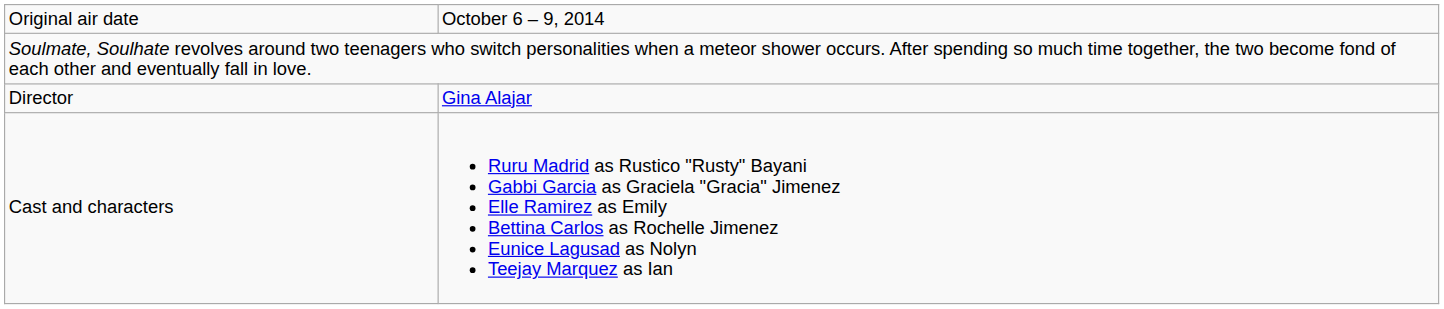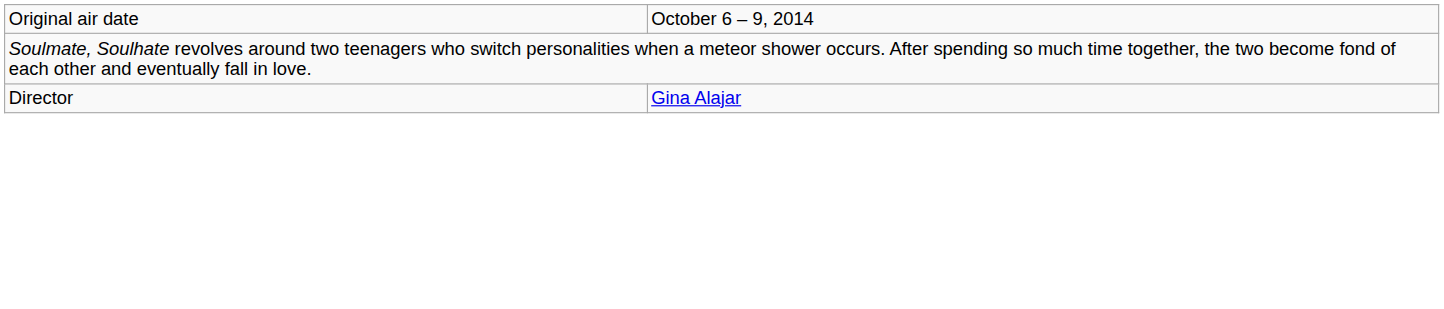- row: (91, 207)
